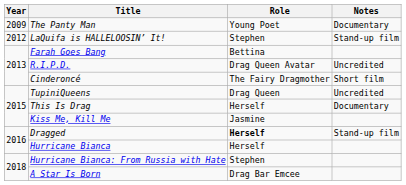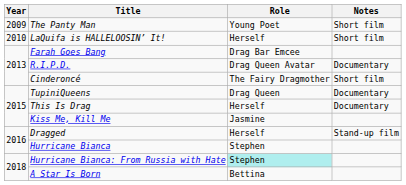(361, 25) Documentary -> (359, 25) Short film
(16, 38) 2012 -> (16, 38) 2010
(247, 38) Stephen -> (247, 38) Herself
(366, 38) Stand-up film -> (359, 38) Short film
(247, 52) Bettina -> (265, 52) Drag Bar Emcee
(359, 65) Uncredited -> (361, 65) Documentary
(359, 92) Uncredited -> (361, 92) Documentary
(247, 133) bold -> (247, 133) normal
(247, 147) Herself -> (247, 147) Stephen
(247, 160) no background -> (247, 160) paleturquoise background
(265, 174) Drag Bar Emcee -> (247, 174) Bettina
